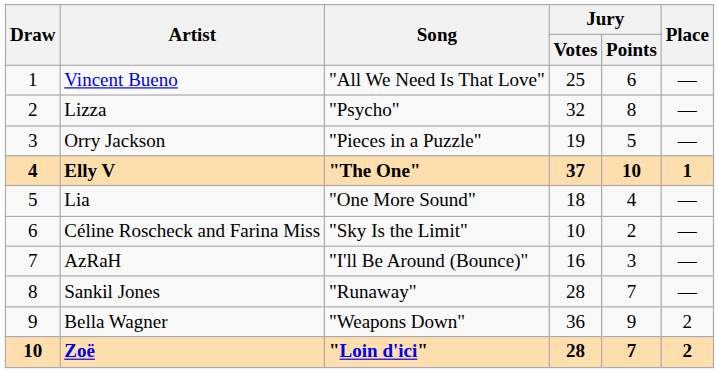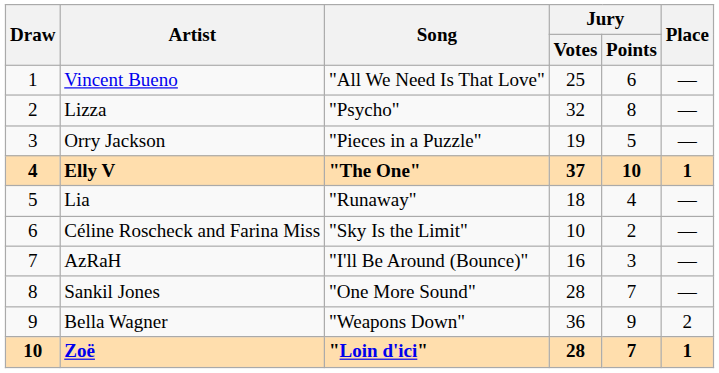(402, 200) "One More Sound" -> (373, 200) "Runaway"
(373, 291) "Runaway" -> (402, 291) "One More Sound"
(687, 351) 2 -> (687, 351) 1
